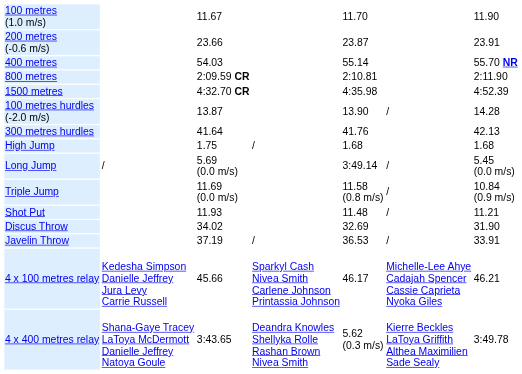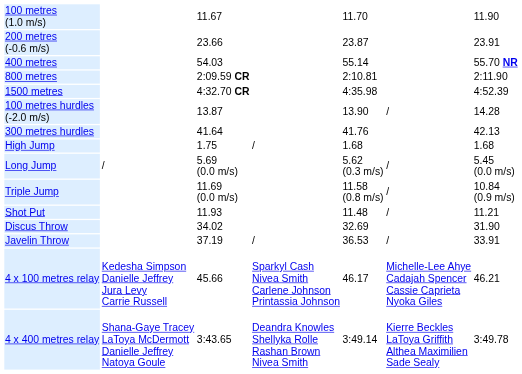(360, 166) 3:49.14 -> (363, 166) 5.62 (0.3 m/s)
(363, 339) 5.62 (0.3 m/s) -> (360, 339) 3:49.14
